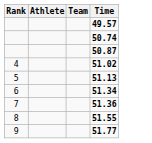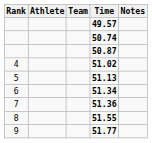+ column: (133, 11)
